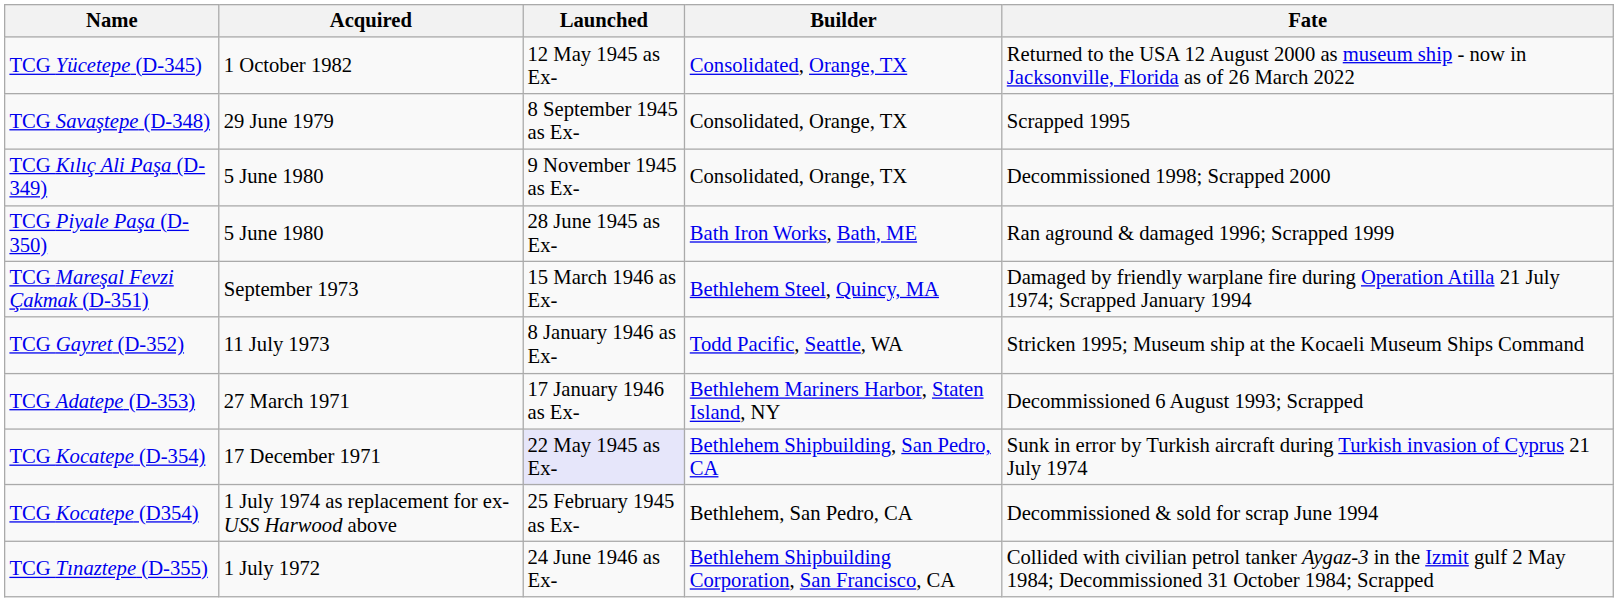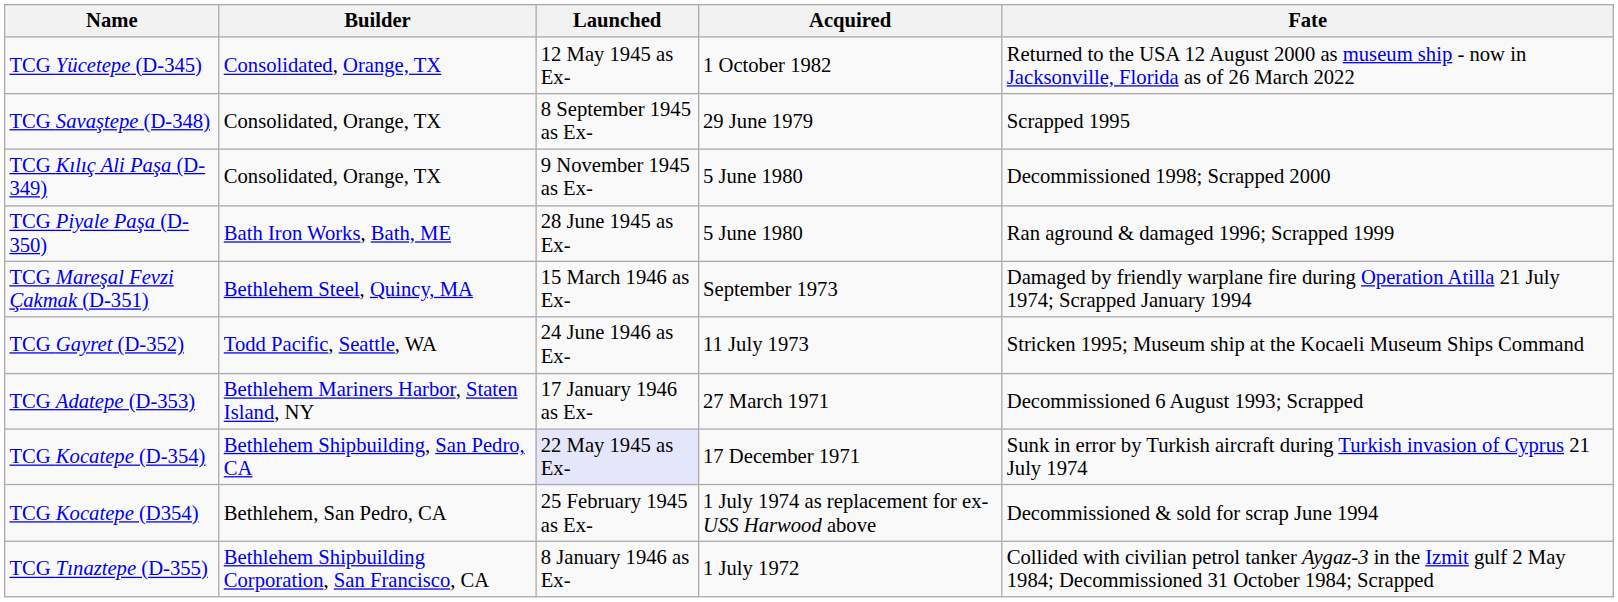columns swapped: (844, 20) <-> (371, 20)
(602, 344) 8 January 1946 as Ex- -> (607, 344) 24 June 1946 as Ex-
(594, 568) 24 June 1946 as Ex- -> (615, 568) 8 January 1946 as Ex-
